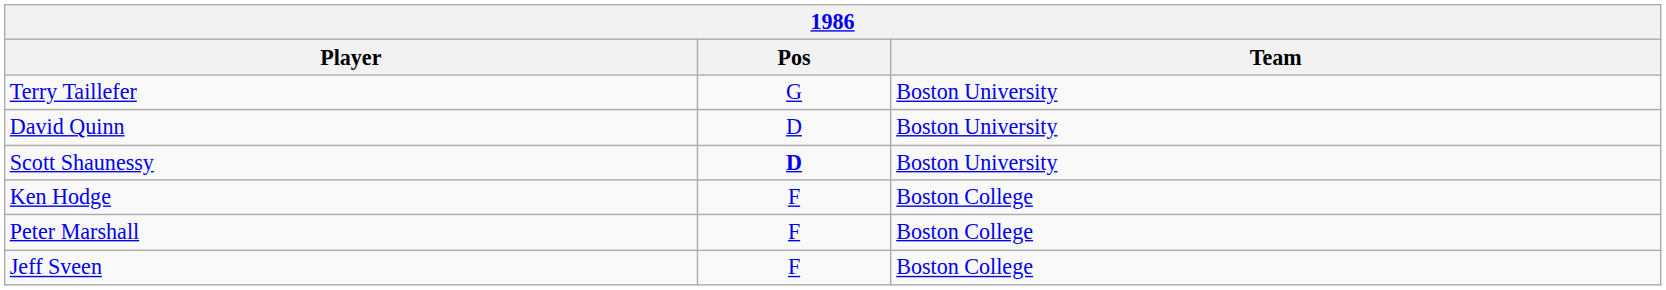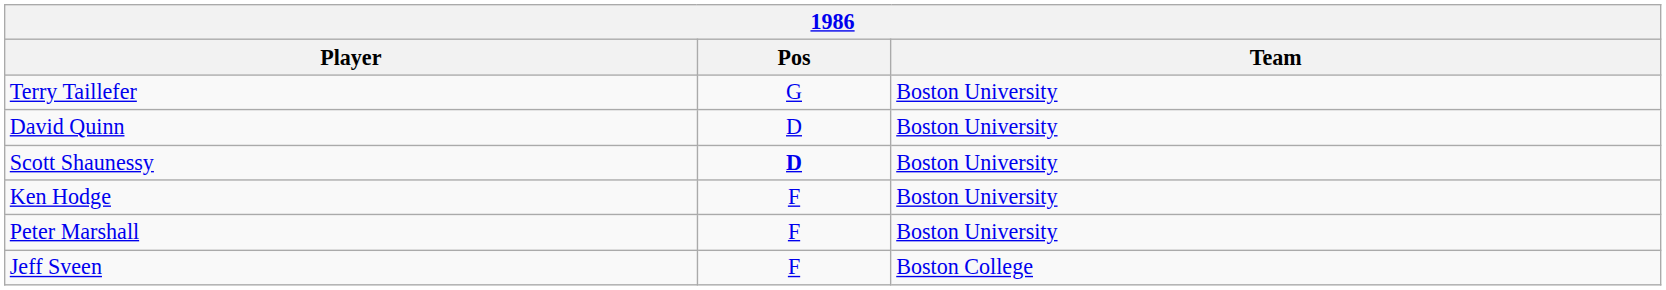(965, 197) Boston College -> (977, 197) Boston University
(965, 232) Boston College -> (977, 232) Boston University
